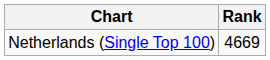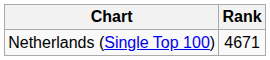(242, 42) 4669 -> (242, 42) 4671
